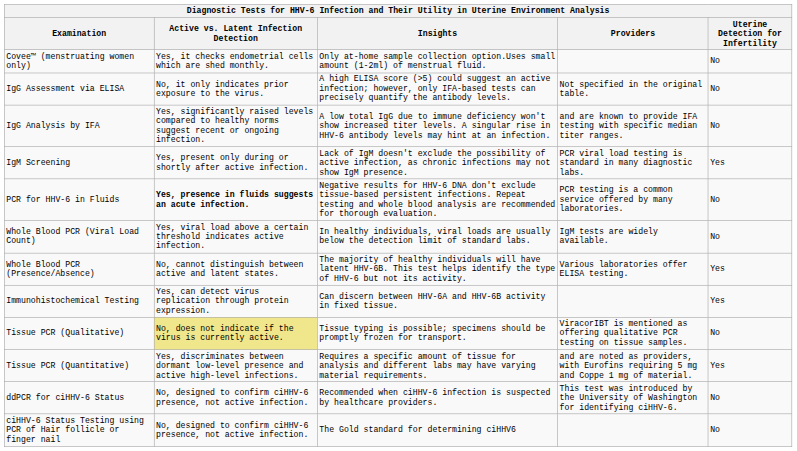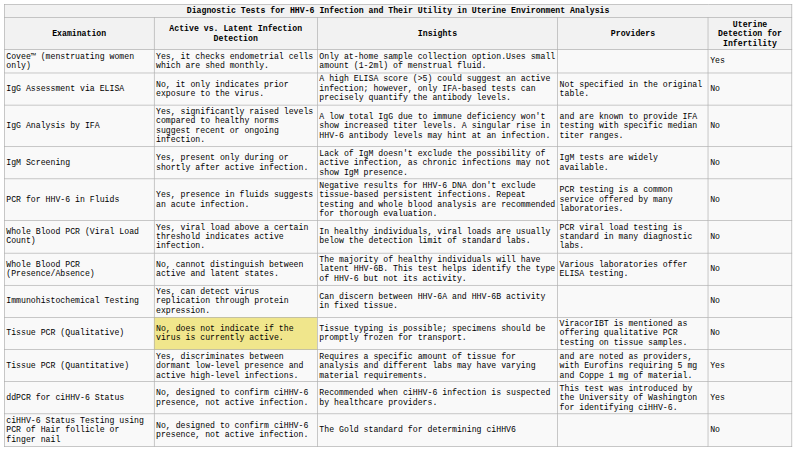(715, 61) No -> (718, 61) Yes
(626, 163) PCR viral load testing is standard in many diagnostic labs. -> (609, 163) IgM tests are widely available.
(718, 163) Yes -> (715, 163) No
(235, 200) bold -> (235, 200) normal
(609, 237) IgM tests are widely available. -> (626, 237) PCR viral load testing is standard in many diagnostic labs.
(718, 269) Yes -> (715, 269) No
(718, 301) Yes -> (715, 301) No
(715, 398) No -> (718, 398) Yes
